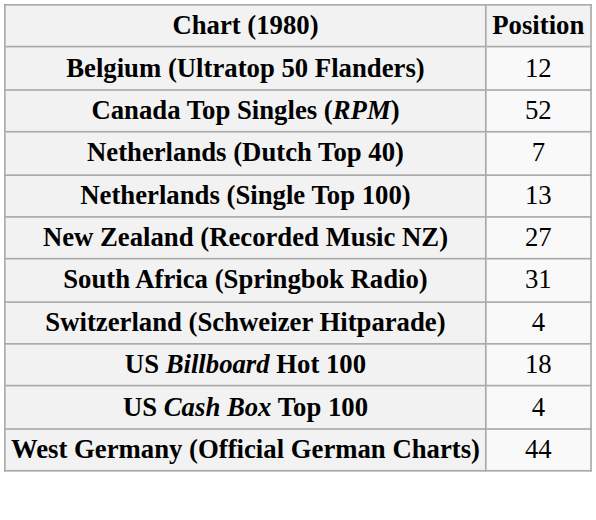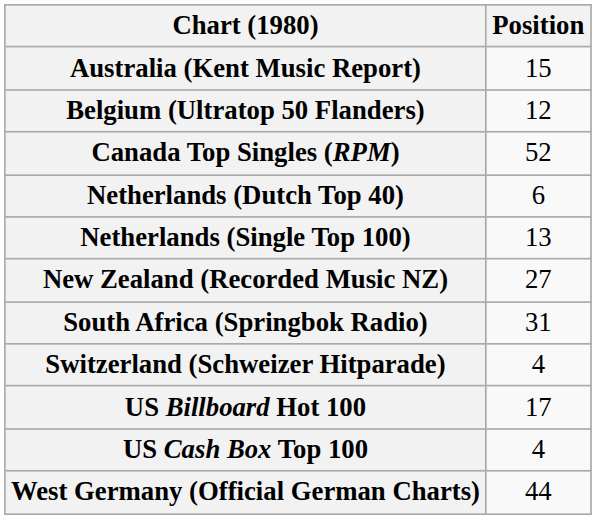+ row: (245, 68)
(538, 152) 7 -> (538, 195) 6
(538, 364) 18 -> (538, 407) 17
